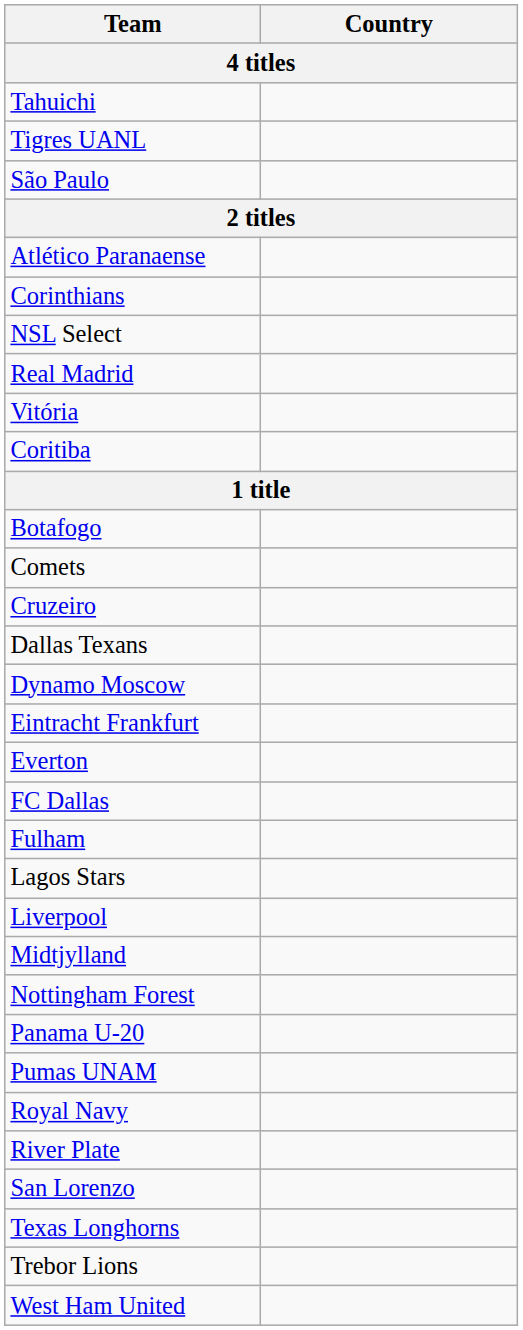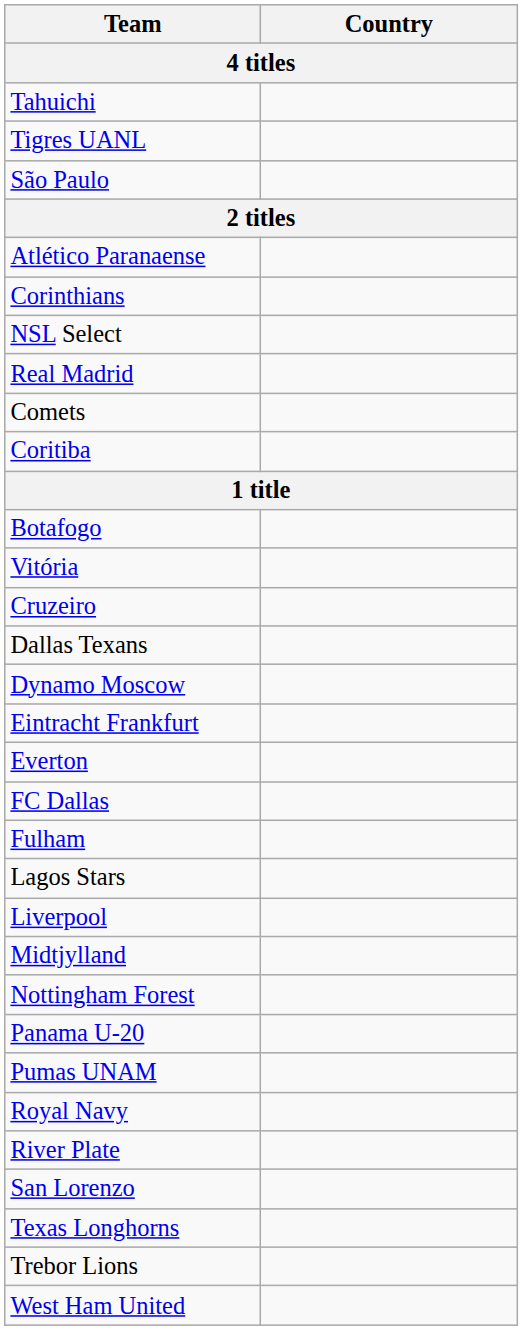rows swapped: (44, 412) <-> (48, 567)
